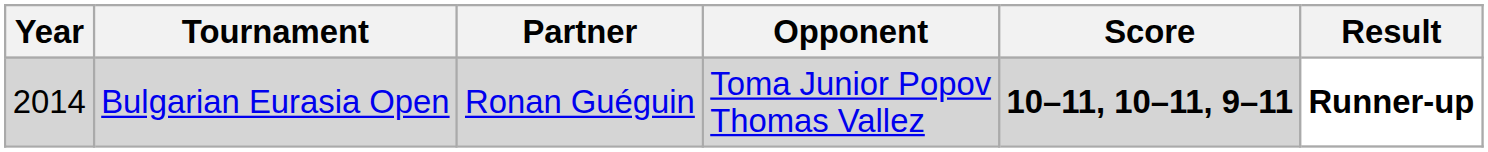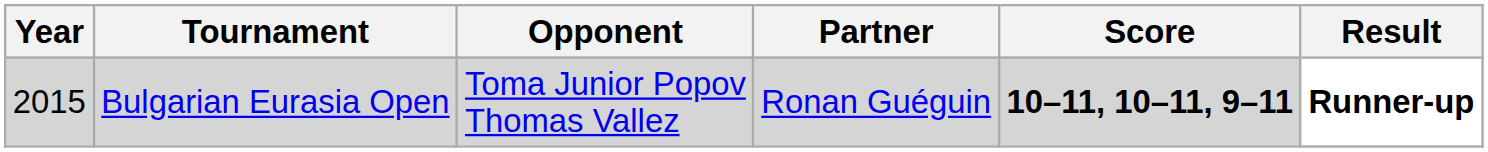columns swapped: (580, 31) <-> (851, 31)
(49, 102) 2014 -> (49, 102) 2015
